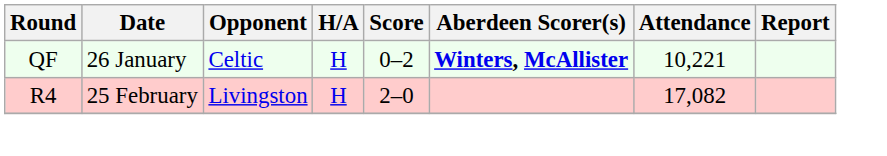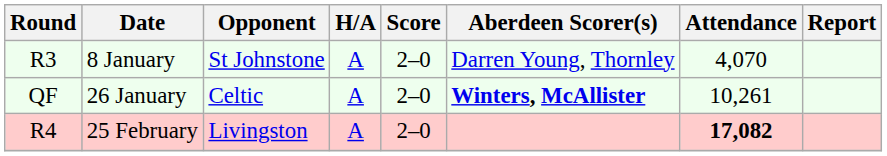+ row: (131, 58)
(338, 58) H -> (356, 95) A
(396, 58) 0–2 -> (414, 95) 2–0
(695, 58) 10,221 -> (741, 95) 10,261
(338, 95) H -> (356, 131) A
(695, 95) normal -> (741, 131) bold
